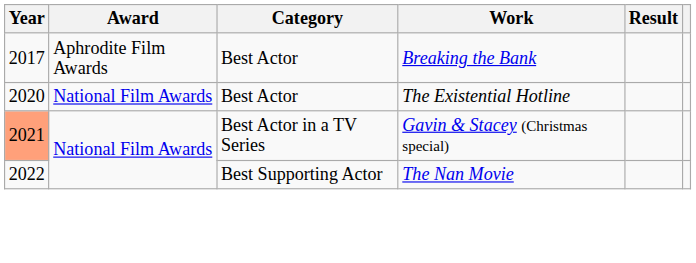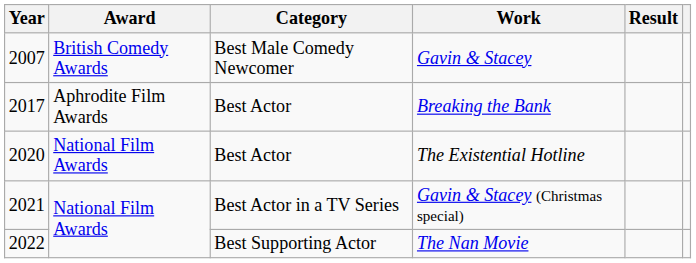+ row: (474, 57)
(27, 135) lightsalmon background -> (27, 204) no background
